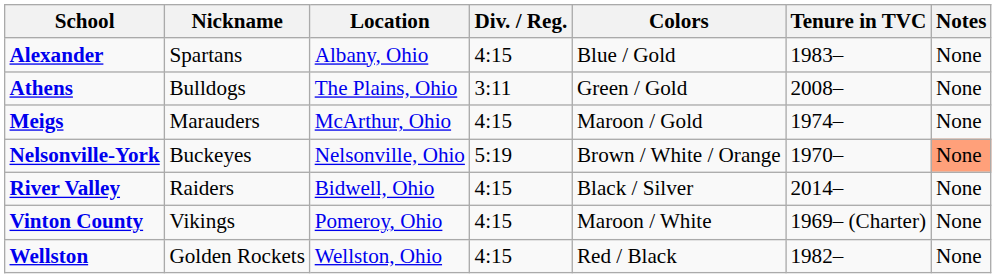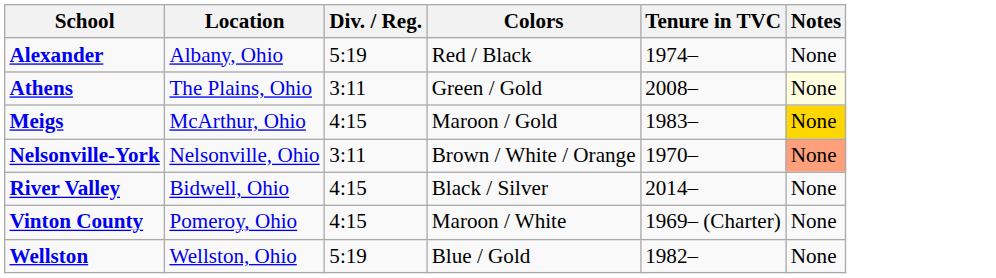- column: (237, 21)
(493, 54) 4:15 -> (348, 54) 5:19
(626, 54) Blue / Gold -> (482, 54) Red / Black
(817, 54) 1983– -> (672, 54) 1974–
(959, 88) no background -> (814, 88) lightyellow background
(817, 121) 1974– -> (672, 121) 1983–
(959, 121) no background -> (814, 121) gold background
(493, 155) 5:19 -> (348, 155) 3:11
(493, 255) 4:15 -> (348, 255) 5:19
(627, 255) Red / Black -> (481, 255) Blue / Gold
